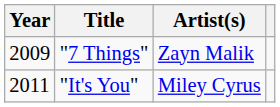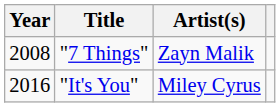(30, 53) 2009 -> (30, 53) 2008
(29, 85) 2011 -> (30, 85) 2016
